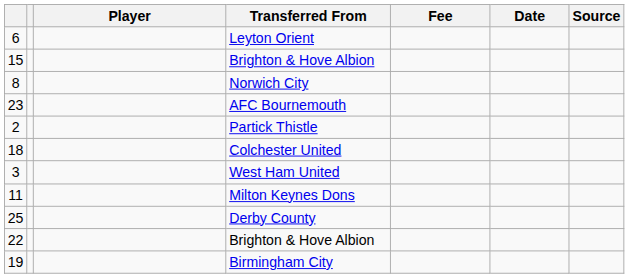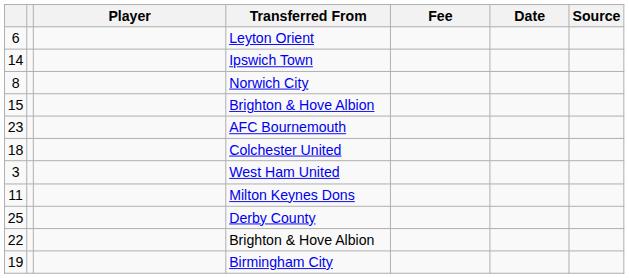+ row: (16, 61)
rows swapped: (16, 61) <-> (16, 83)
- row: (16, 128)
